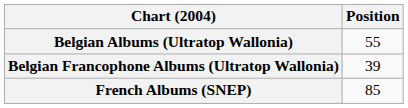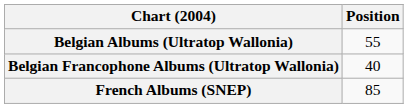(373, 66) 39 -> (373, 66) 40
